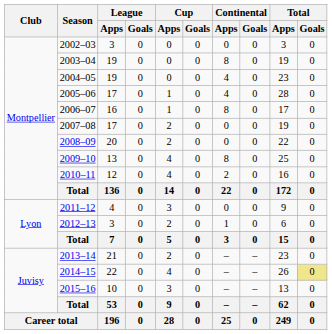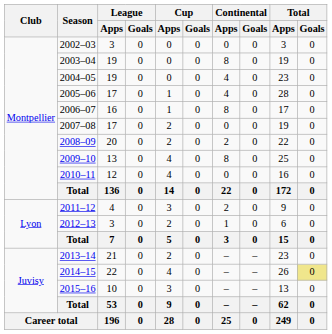(226, 142) 0 -> (226, 142) 2
(226, 175) 2 -> (226, 175) 0
(226, 207) 0 -> (226, 207) 2
